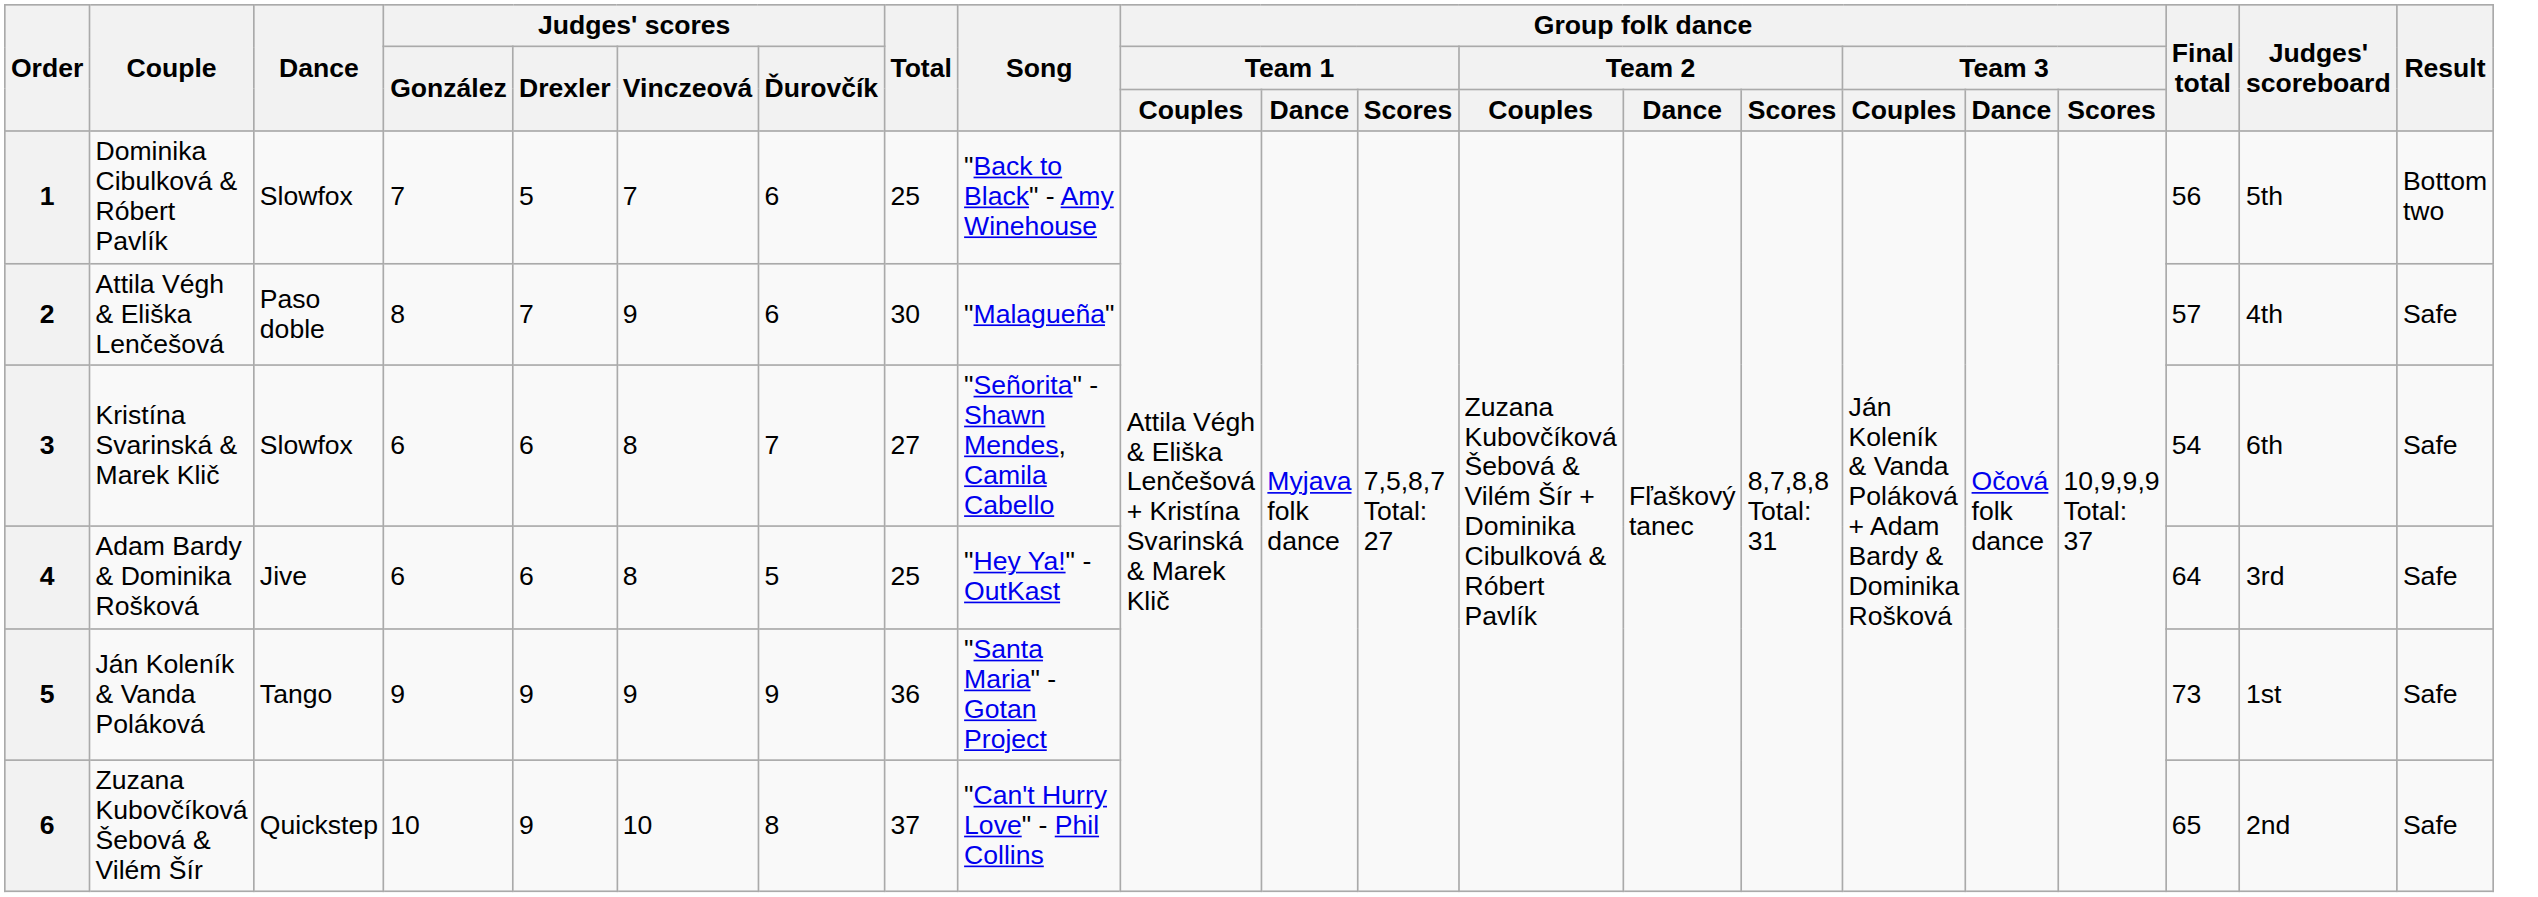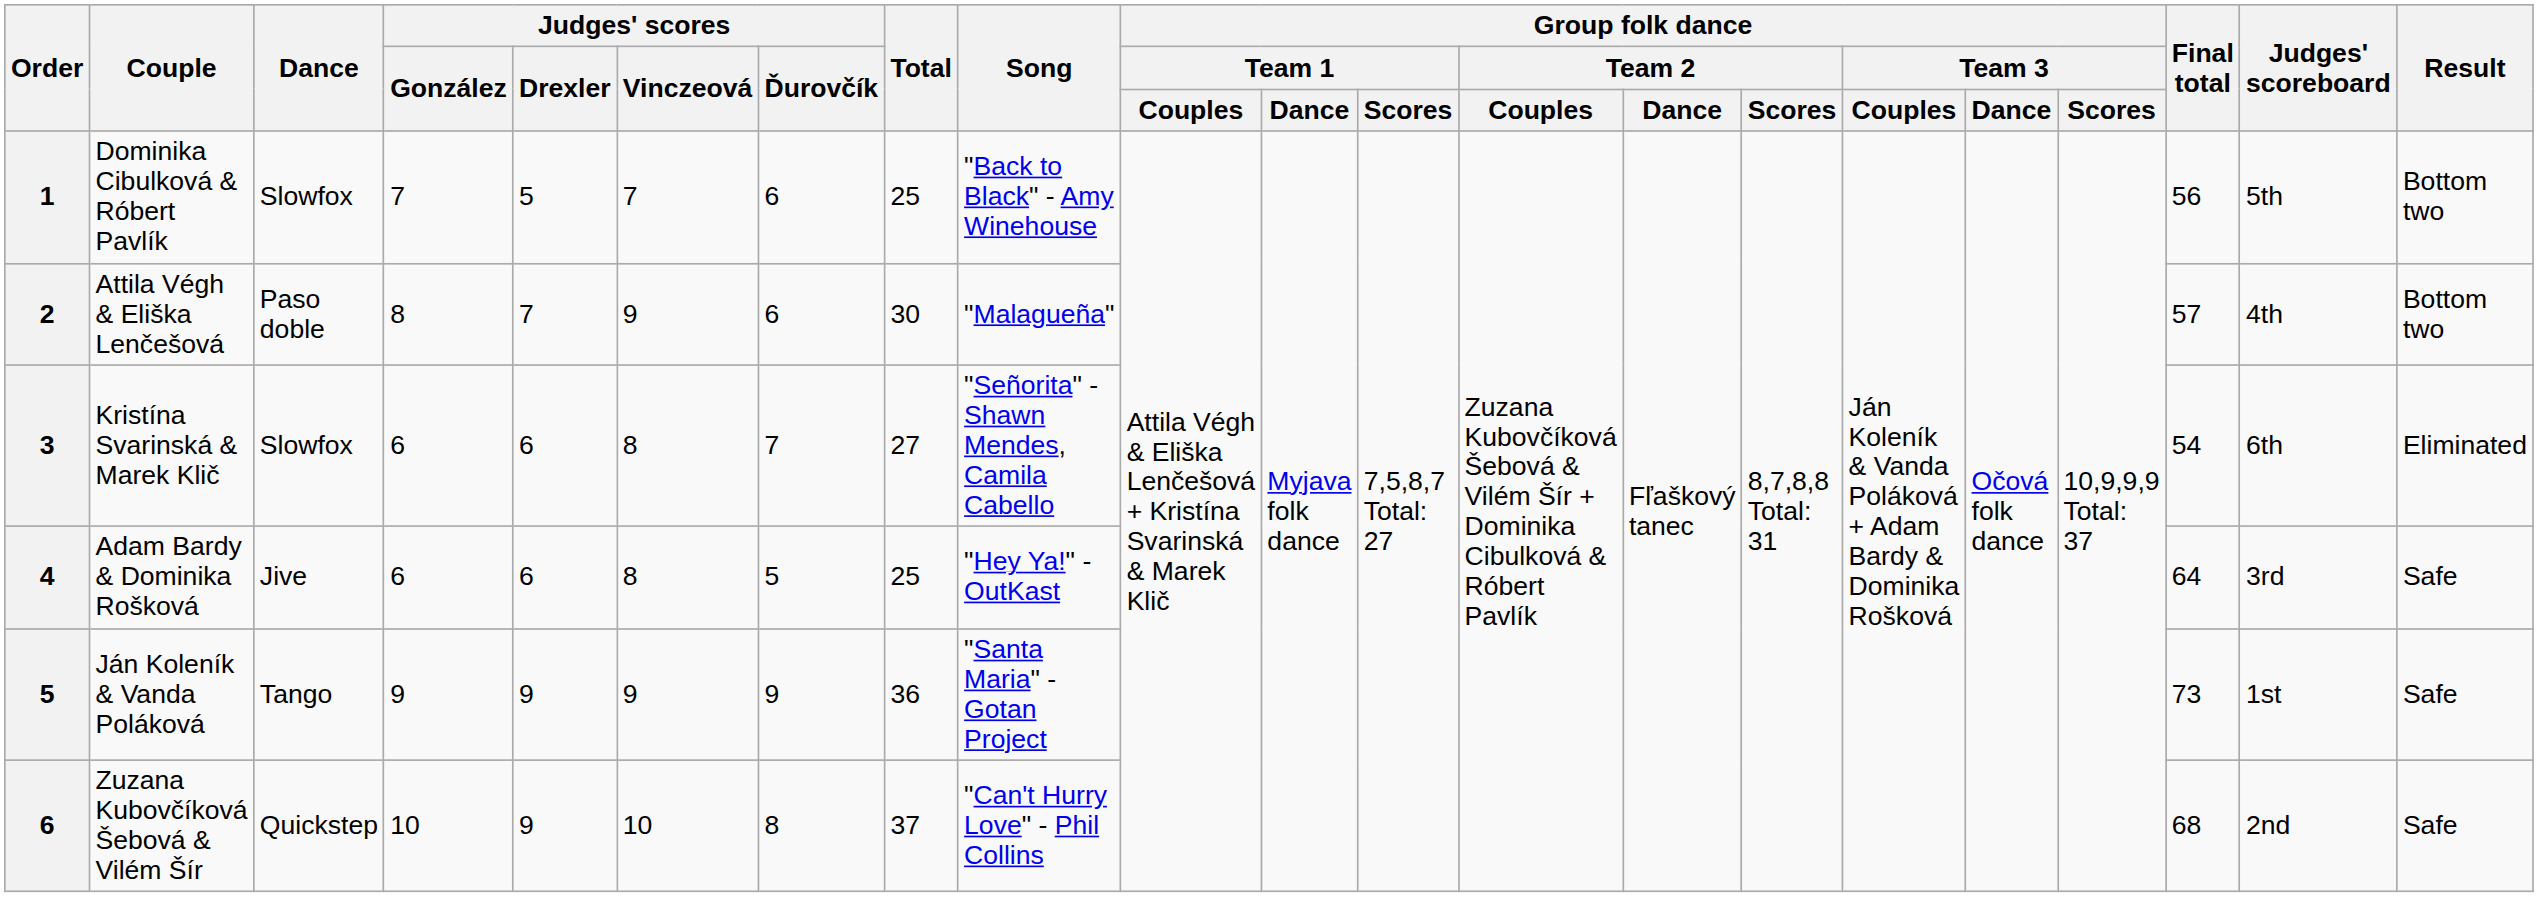(2430, 313) Safe -> (2445, 313) Bottom two
(2430, 445) Safe -> (2465, 445) Eliminated
(2187, 825) 65 -> (2187, 825) 68
